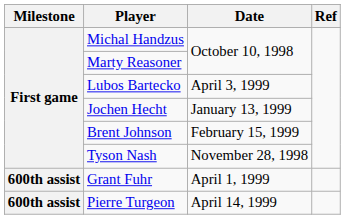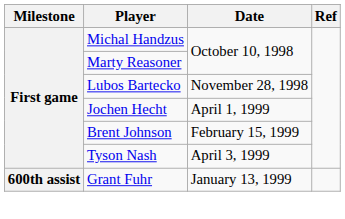(230, 86) April 3, 1999 -> (249, 86) November 28, 1998
(241, 109) January 13, 1999 -> (230, 109) April 1, 1999
(249, 156) November 28, 1998 -> (230, 156) April 3, 1999
(230, 179) April 1, 1999 -> (241, 179) January 13, 1999
- row: (131, 202)
